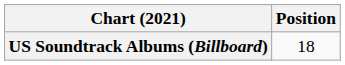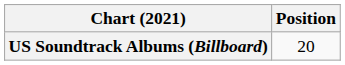(306, 45) 18 -> (306, 45) 20
